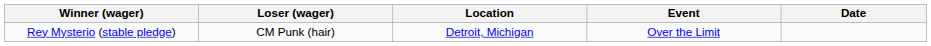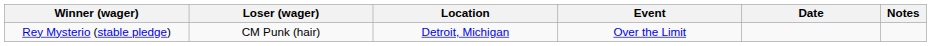+ column: (903, 13)
